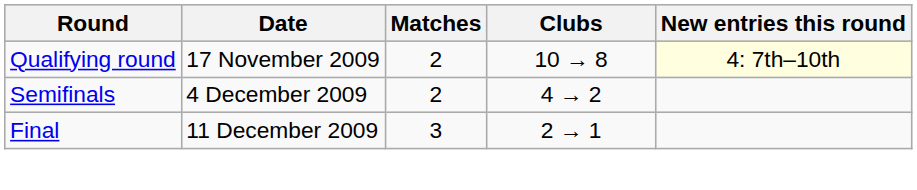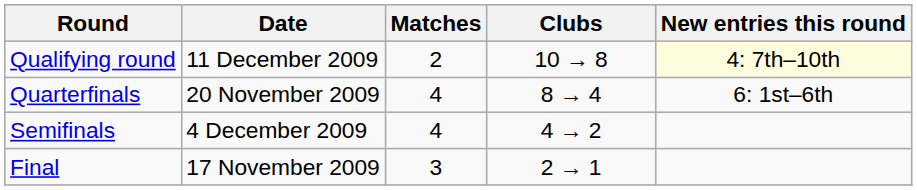(283, 59) 17 November 2009 -> (282, 59) 11 December 2009
+ row: (75, 95)
(436, 95) 2 -> (436, 131) 4
(282, 131) 11 December 2009 -> (283, 167) 17 November 2009
